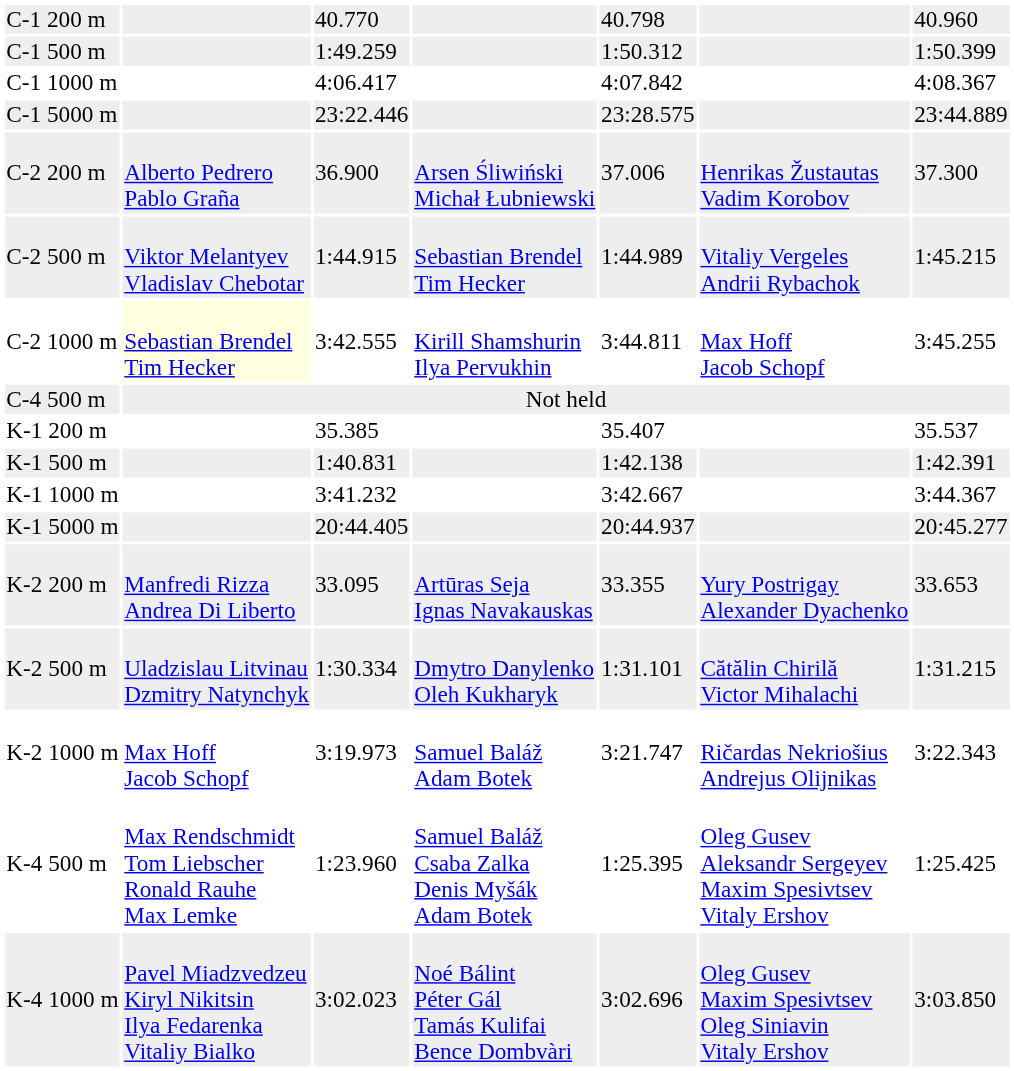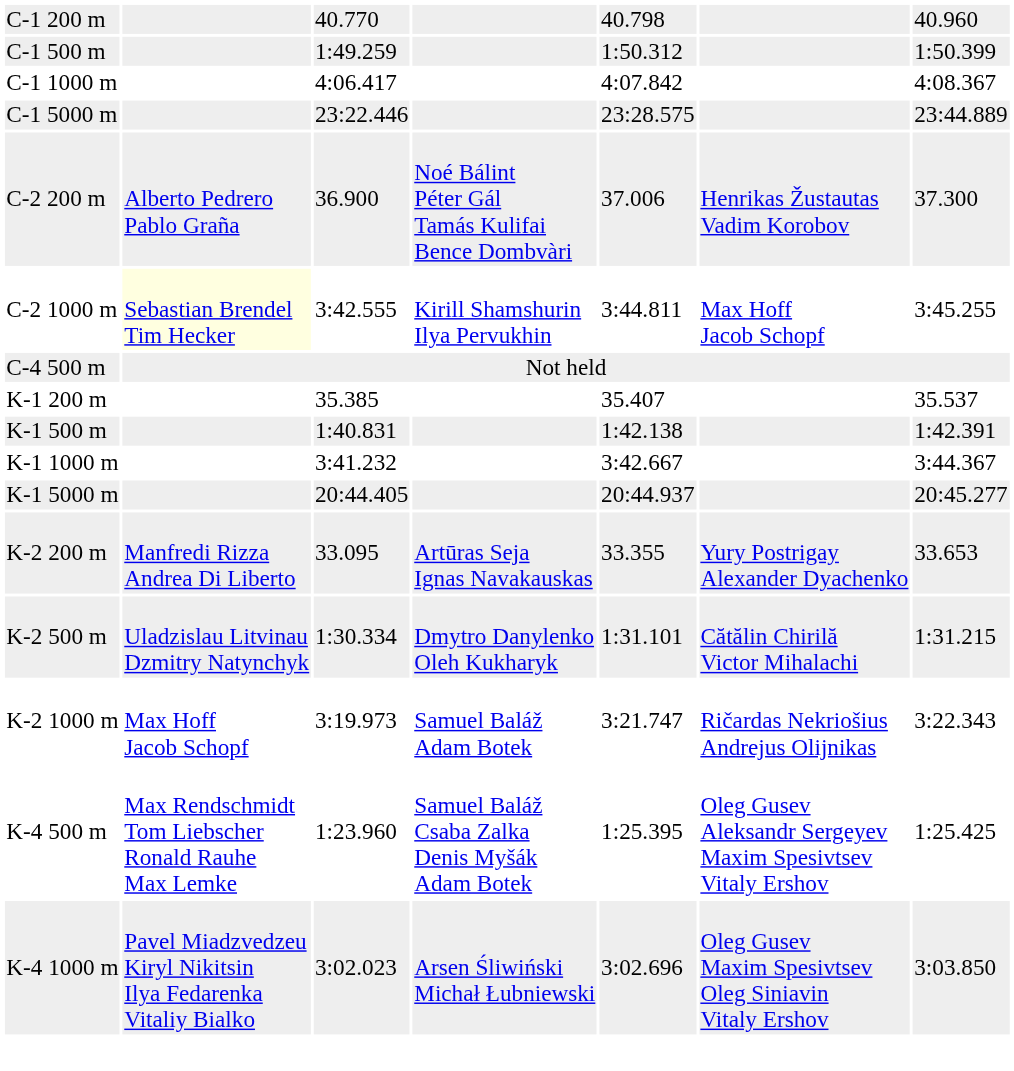(505, 185) Arsen Śliwiński Michał Łubniewski -> (493, 212) Noé Bálint Péter Gál Tamás Kulifai Bence Dombvàri
- row: (56, 256)
(493, 1012) Noé Bálint Péter Gál Tamás Kulifai Bence Dombvàri -> (505, 980) Arsen Śliwiński Michał Łubniewski
